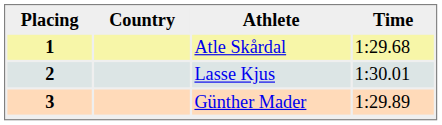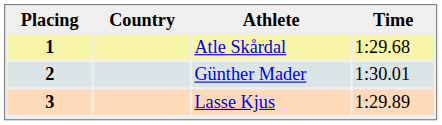(235, 74) Lasse Kjus -> (250, 74) Günther Mader
(250, 101) Günther Mader -> (235, 101) Lasse Kjus
